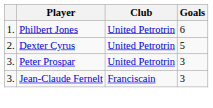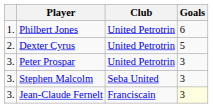+ row: (56, 78)
(182, 78) no background -> (182, 95) lightyellow background
